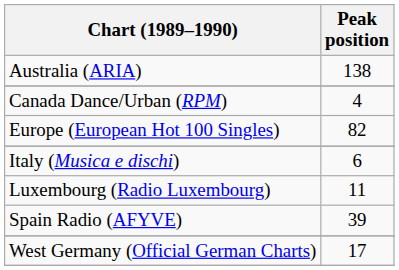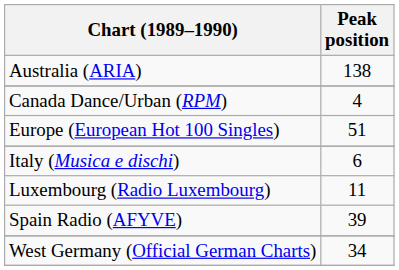(357, 130) 82 -> (357, 130) 51
(357, 250) 17 -> (357, 250) 34
